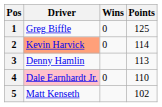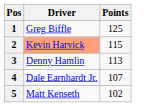- column: (113, 12)
(142, 45) 114 -> (115, 45) 115
(62, 77) pink background -> (62, 77) no background
(142, 77) 110 -> (115, 77) 107
